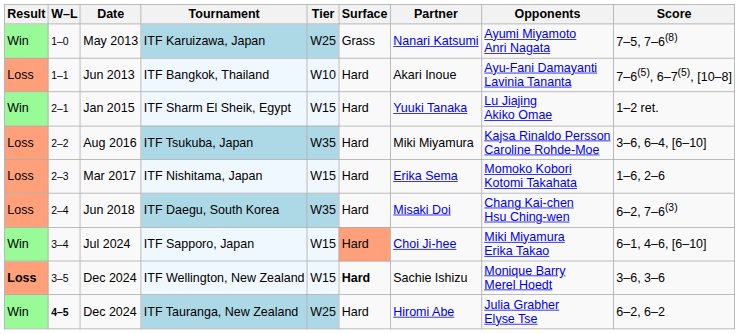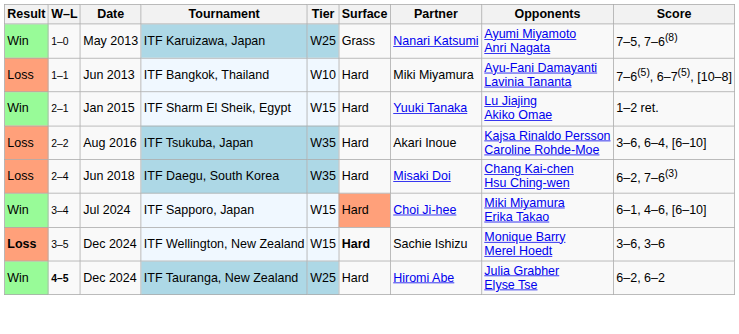(425, 75) Akari Inoue -> (433, 75) Miki Miyamura
(433, 142) Miki Miyamura -> (425, 142) Akari Inoue
- row: (203, 176)
